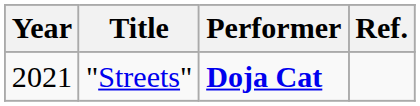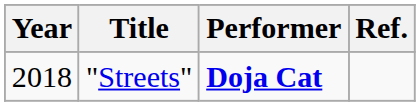(42, 76) 2021 -> (42, 76) 2018
